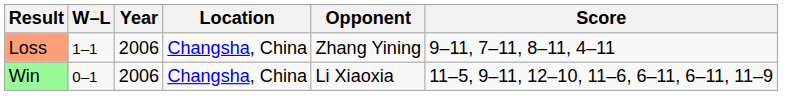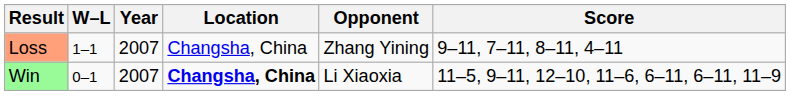(139, 47) 2006 -> (139, 47) 2007
(139, 76) 2006 -> (139, 76) 2007
(237, 76) normal -> (241, 76) bold
